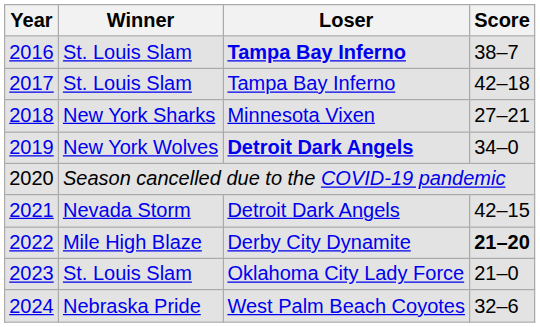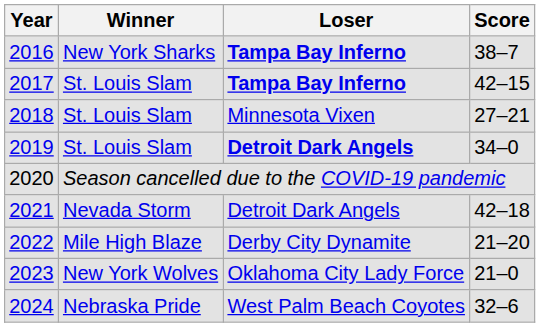(127, 52) St. Louis Slam -> (139, 52) New York Sharks
(311, 83) normal -> (317, 83) bold
(502, 83) 42–18 -> (502, 83) 42–15
(139, 115) New York Sharks -> (127, 115) St. Louis Slam
(141, 147) New York Wolves -> (127, 147) St. Louis Slam
(502, 210) 42–15 -> (502, 210) 42–18
(502, 242) bold -> (502, 242) normal
(127, 274) St. Louis Slam -> (141, 274) New York Wolves
